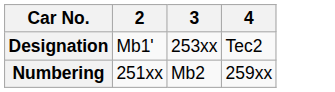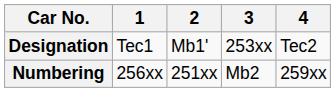+ column: (140, 18)
